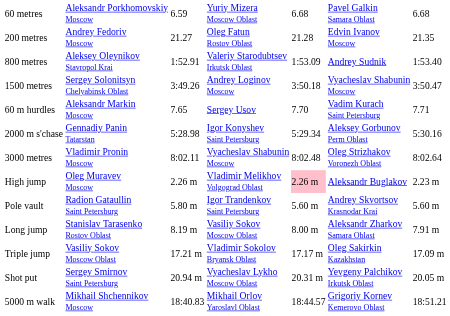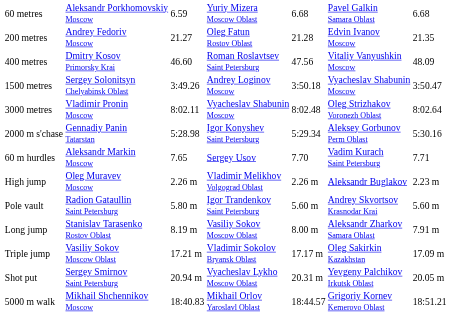+ row: (26, 61)
- row: (26, 61)
rows swapped: (28, 157) <-> (30, 109)
(305, 181) pink background -> (305, 181) no background
